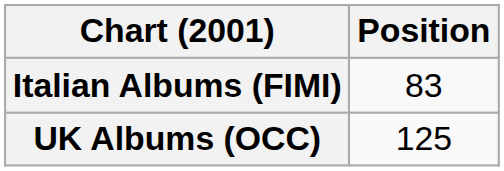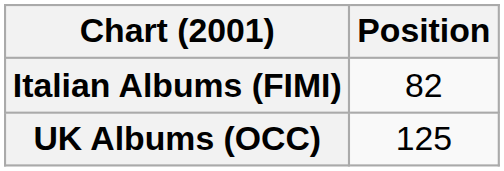(424, 84) 83 -> (424, 84) 82
